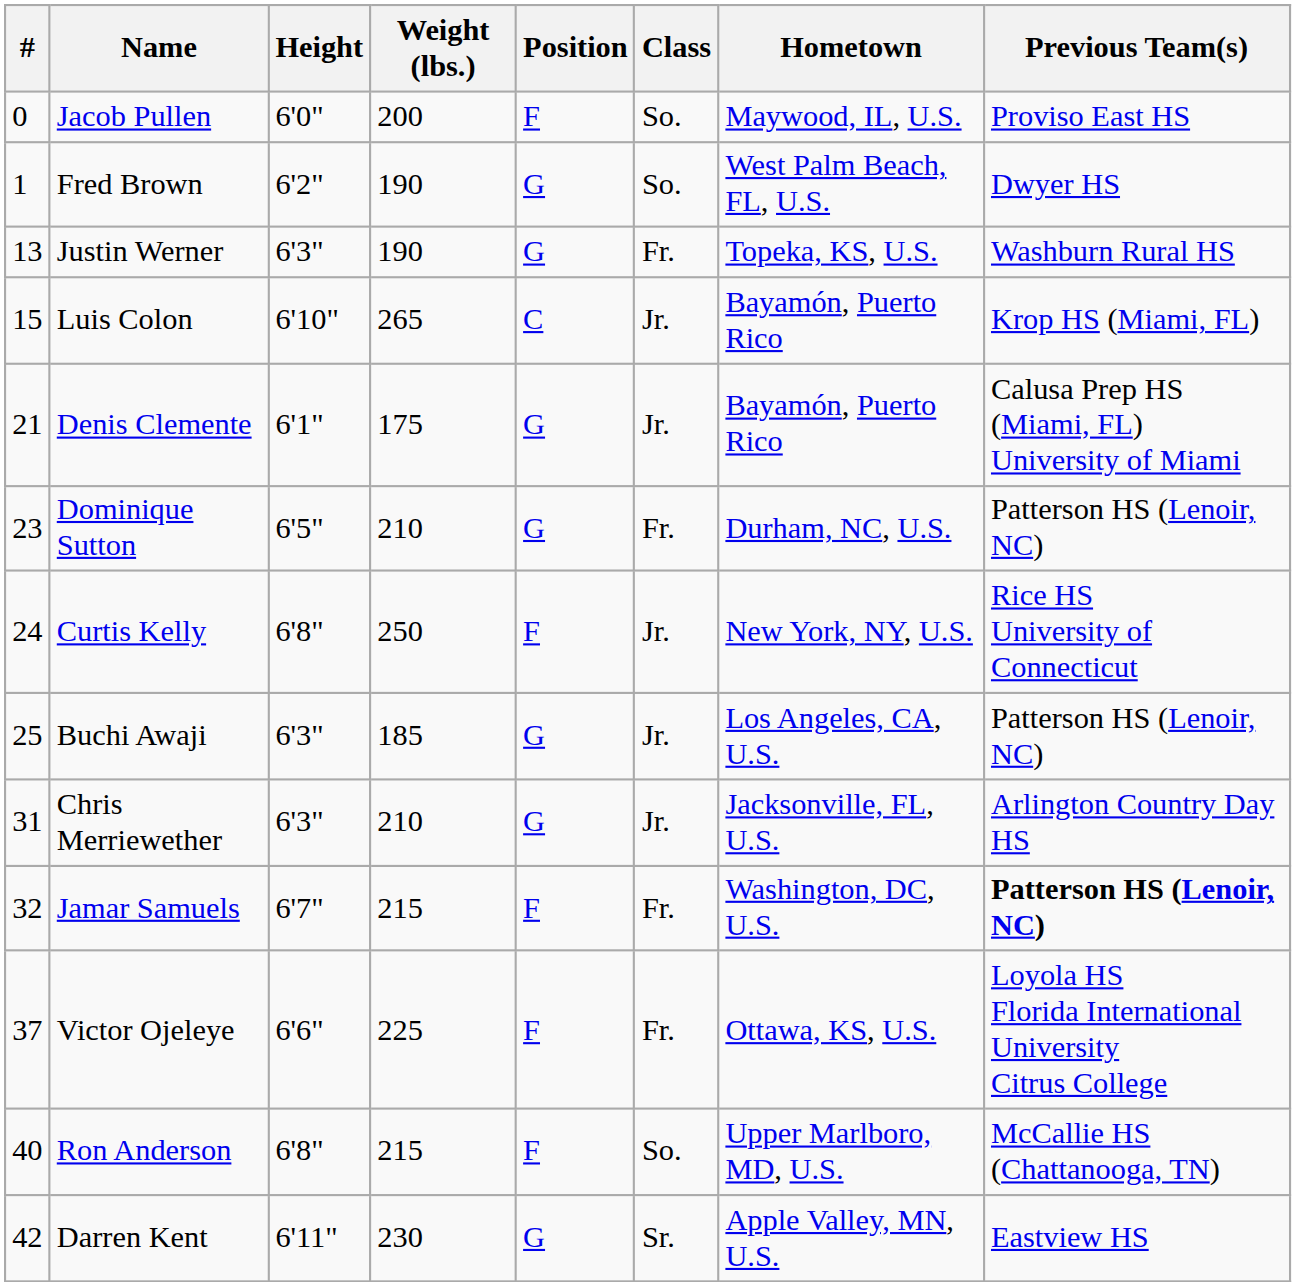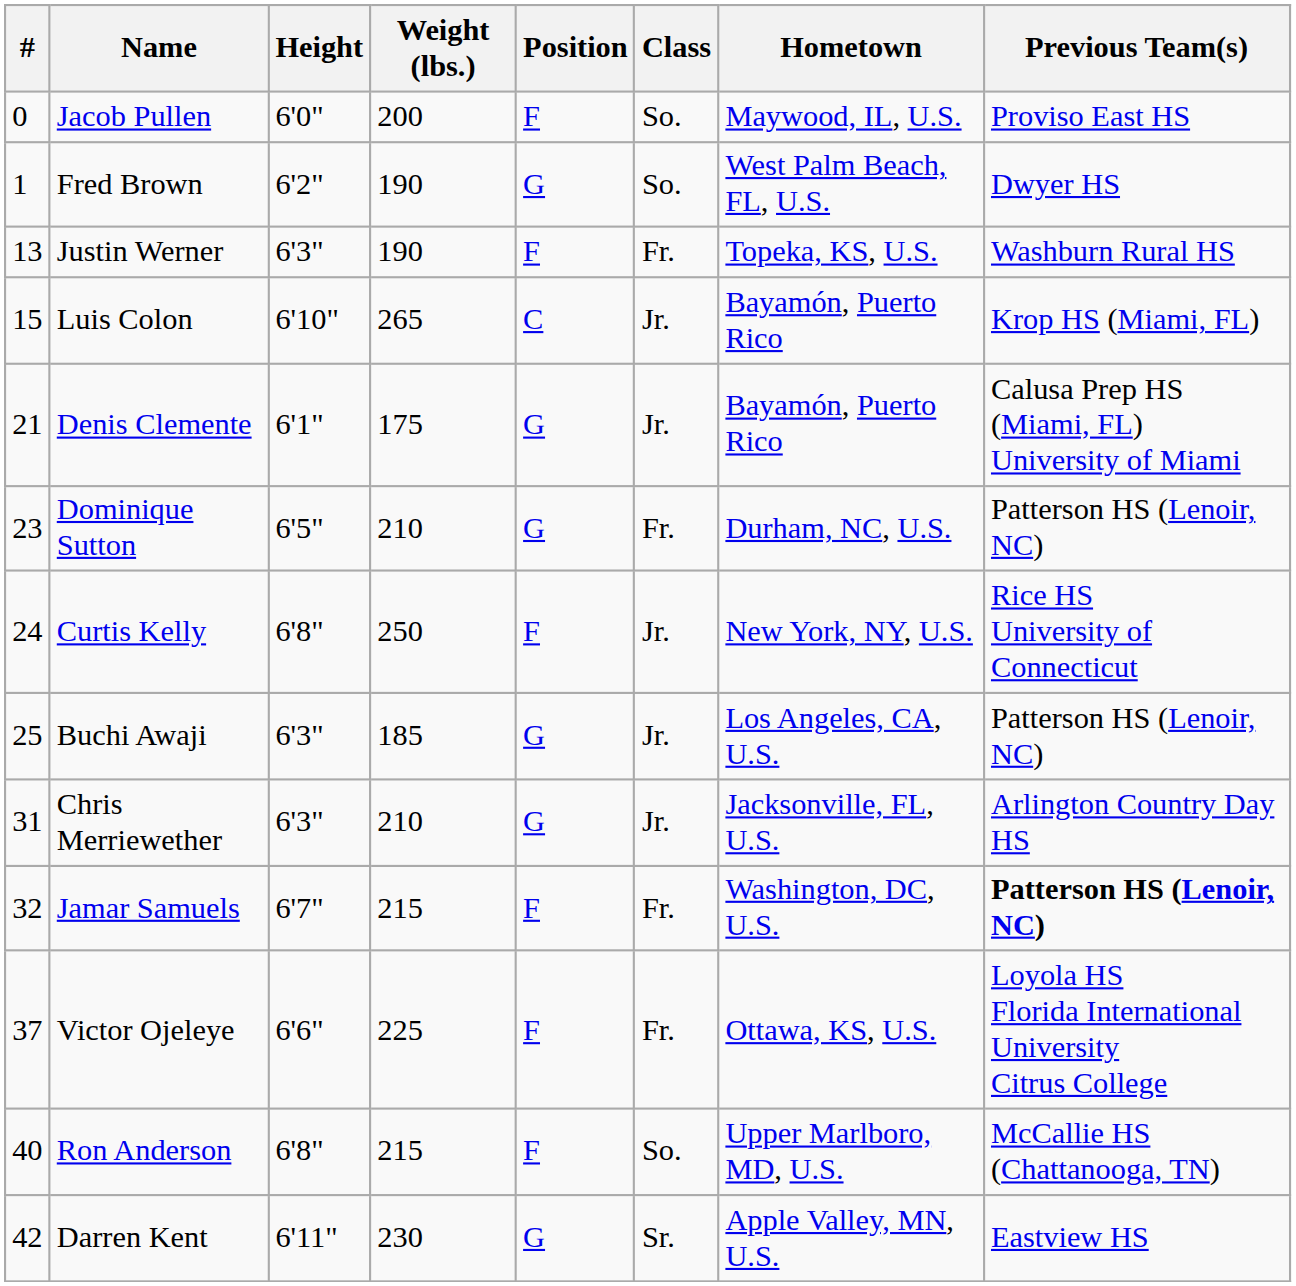(534, 252) G -> (532, 252) F
